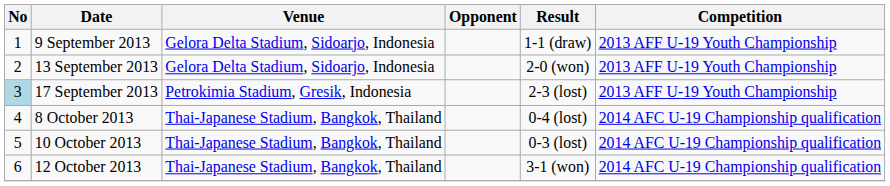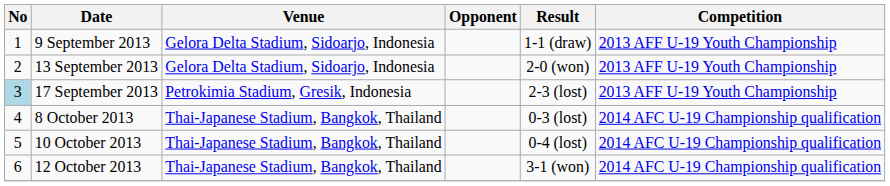(558, 117) 0-4 (lost) -> (558, 117) 0-3 (lost)
(558, 142) 0-3 (lost) -> (558, 142) 0-4 (lost)
